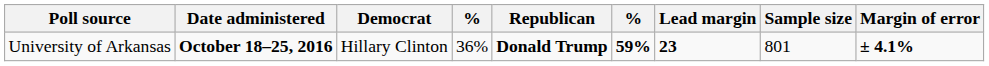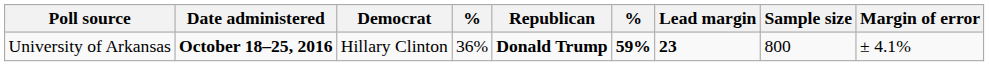(778, 46) 801 -> (778, 46) 800
(887, 46) bold -> (885, 46) normal
